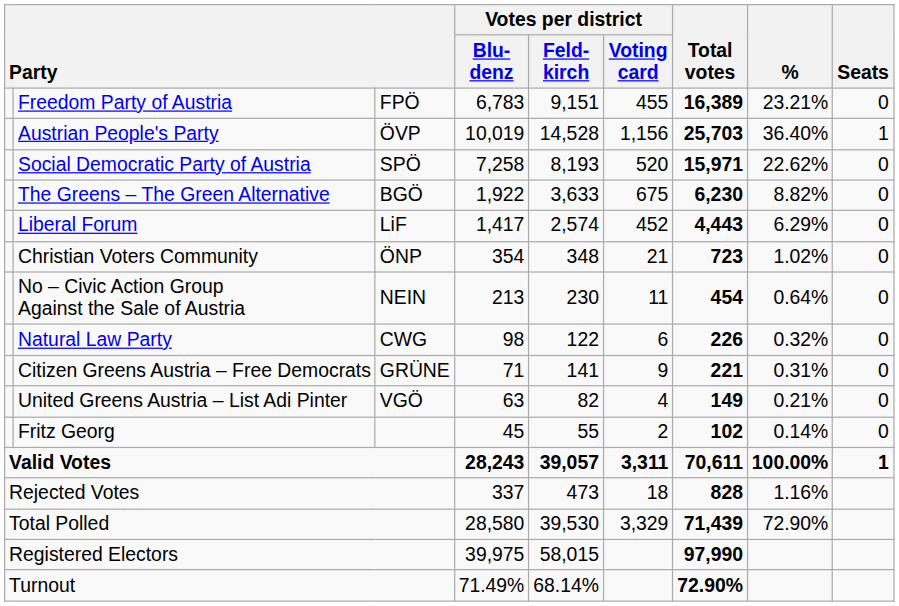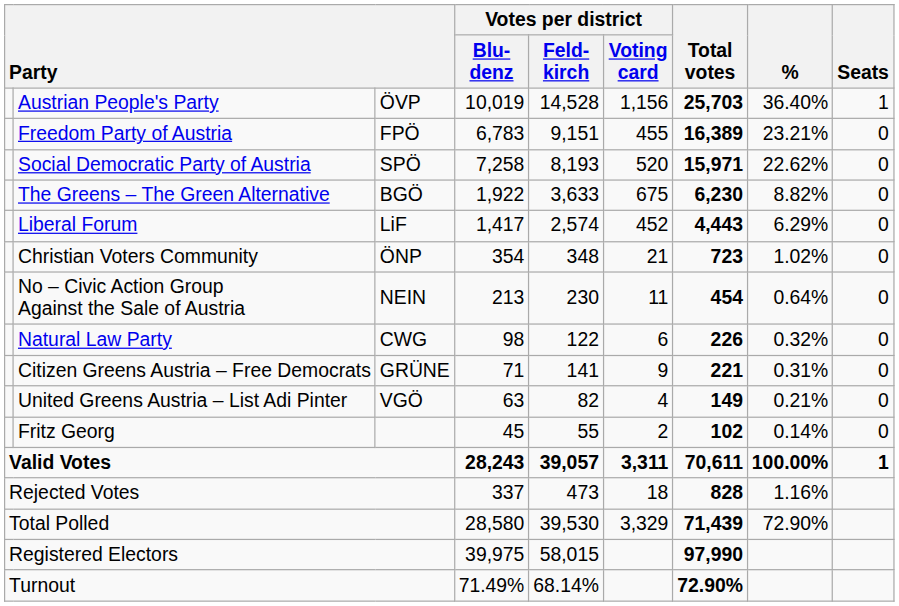rows swapped: (118, 133) <-> (125, 103)
